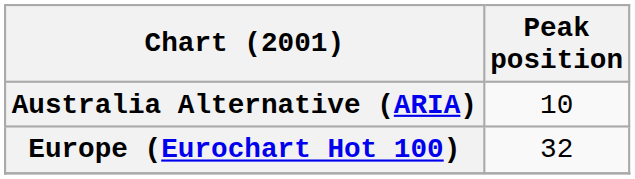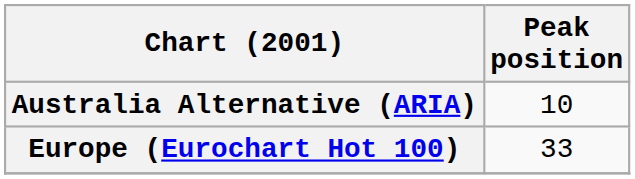(557, 150) 32 -> (557, 150) 33
